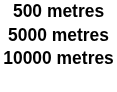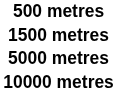+ row: (59, 35)
